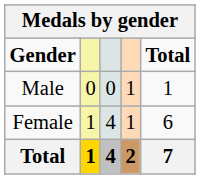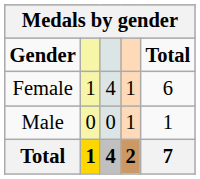rows swapped: (43, 88) <-> (43, 122)
